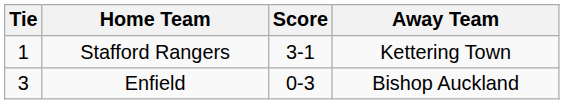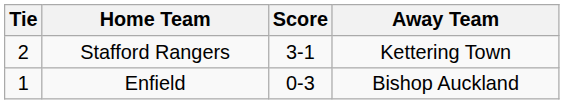(23, 51) 1 -> (23, 51) 2
(23, 83) 3 -> (23, 83) 1
